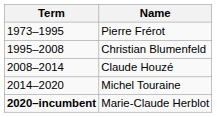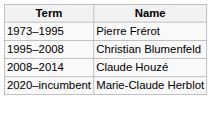- row: (141, 85)
(51, 103) bold -> (49, 85) normal
